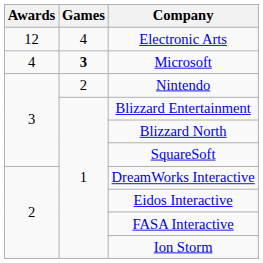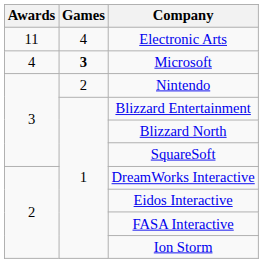(32, 39) 12 -> (32, 39) 11
